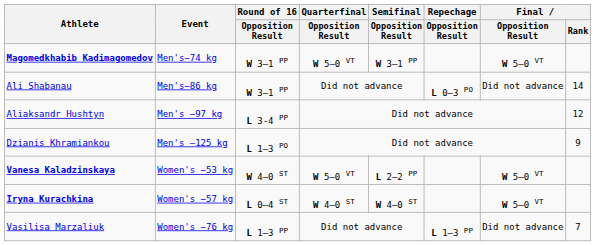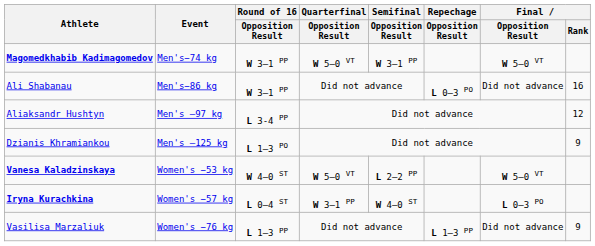(578, 86) 14 -> (578, 86) 16
(334, 204) W 4–0 ST -> (334, 204) W 3–1 PP
(523, 204) W 5–0 VT -> (523, 204) L 0–3 PO
(578, 226) 7 -> (578, 226) 9
